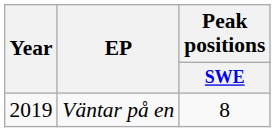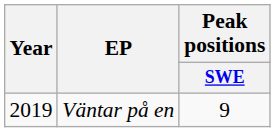(225, 109) 8 -> (225, 109) 9
